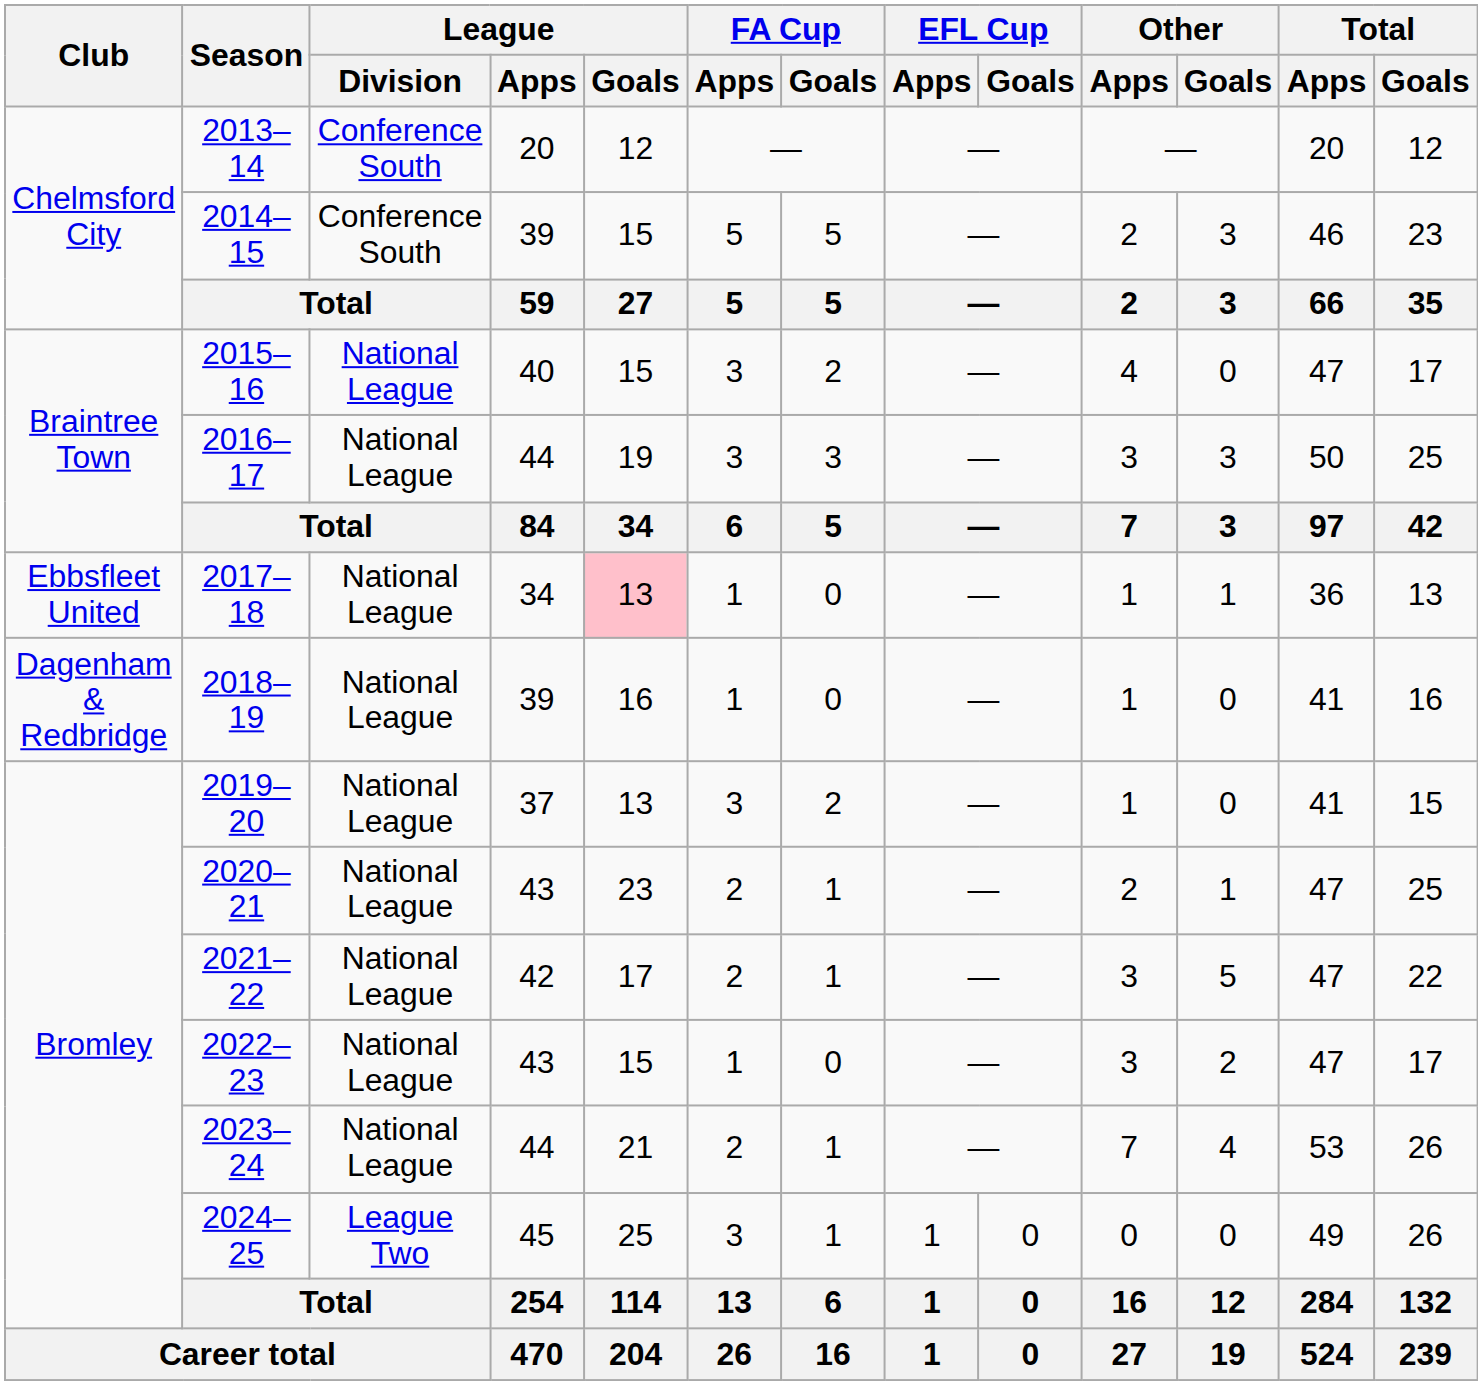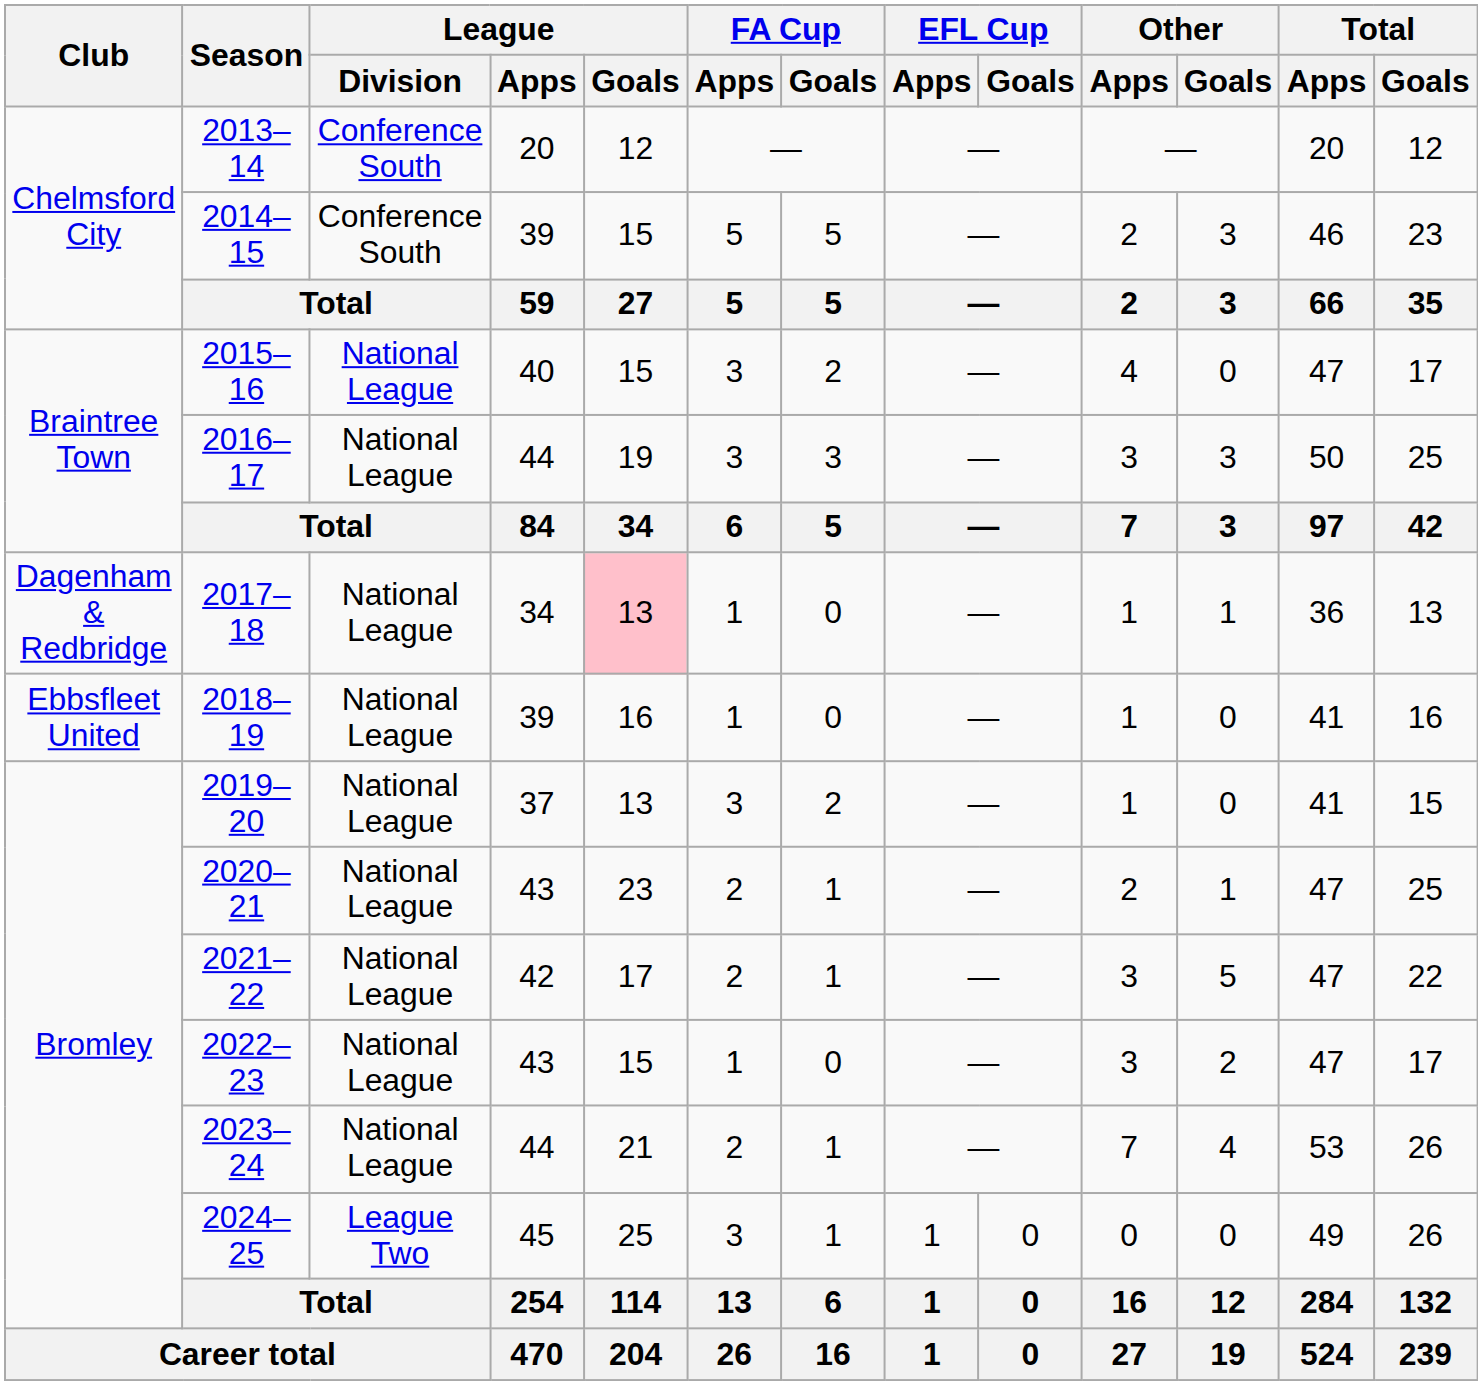(94, 594) Ebbsfleet United -> (94, 612) Dagenham & Redbridge
(94, 699) Dagenham & Redbridge -> (94, 717) Ebbsfleet United
